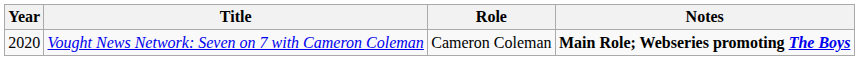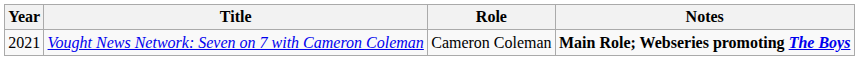(24, 42) 2020 -> (24, 42) 2021
